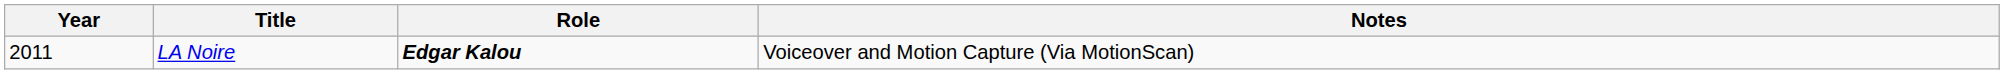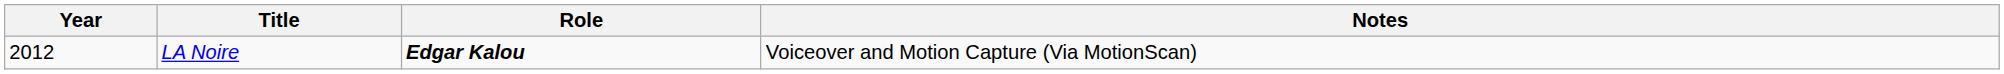(31, 52) 2011 -> (32, 52) 2012
